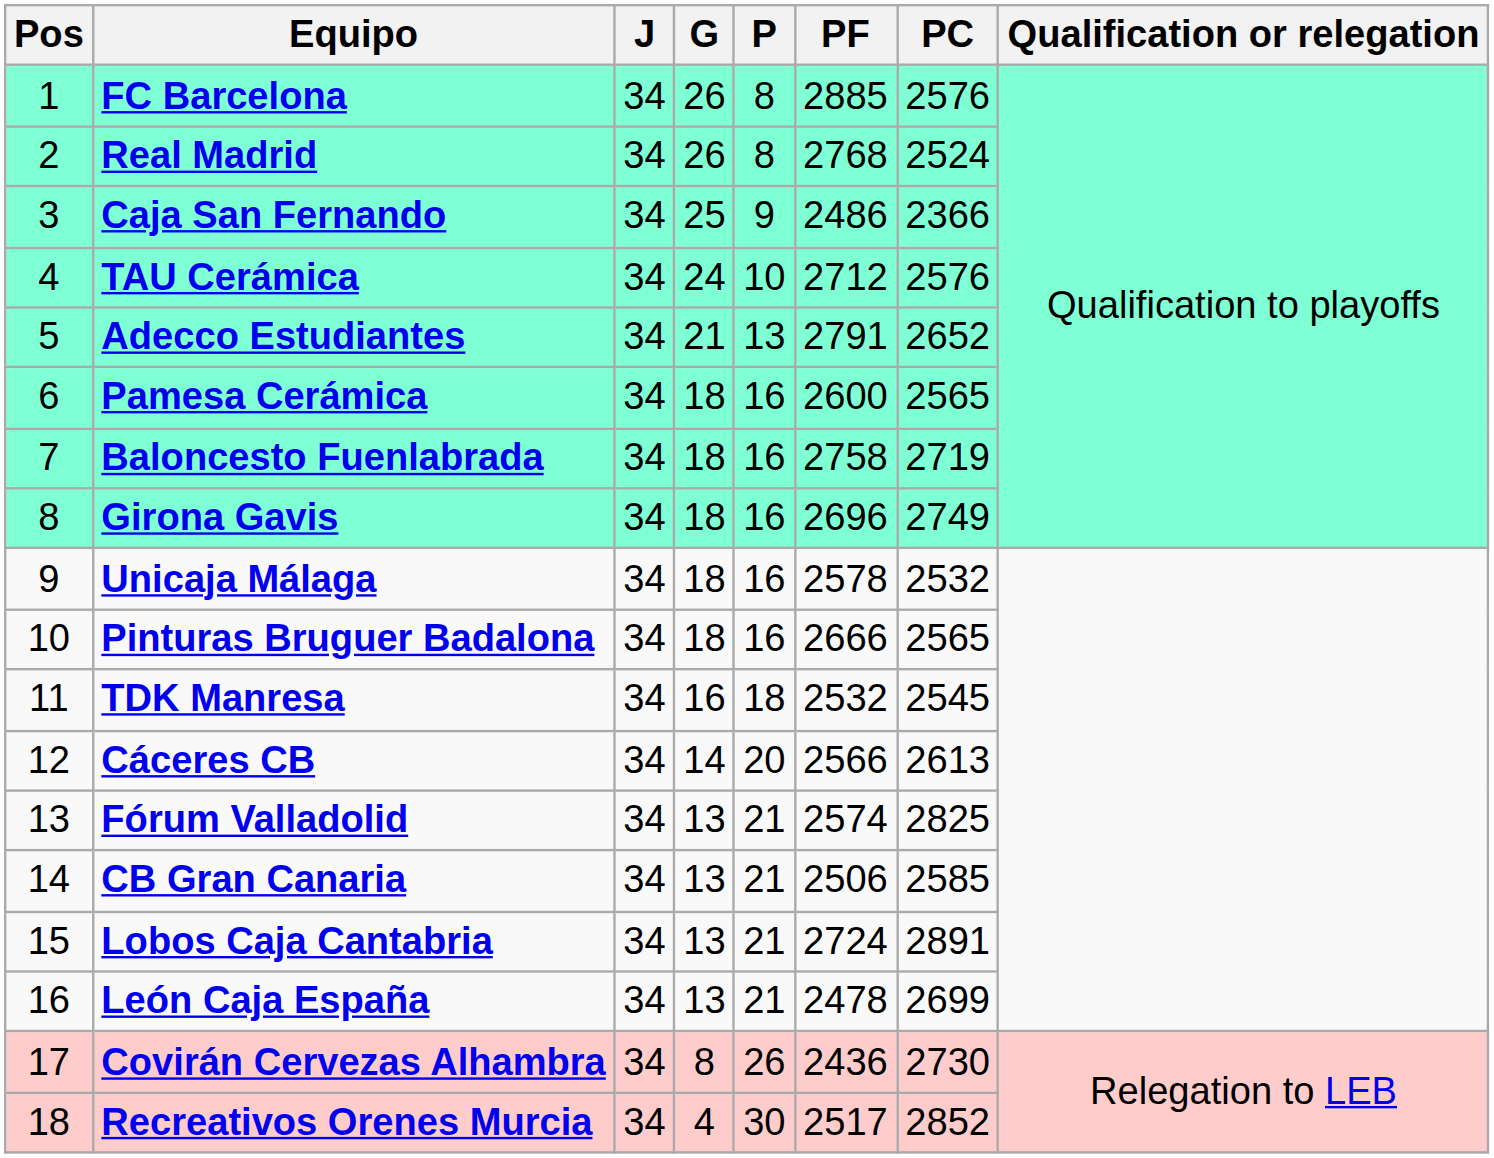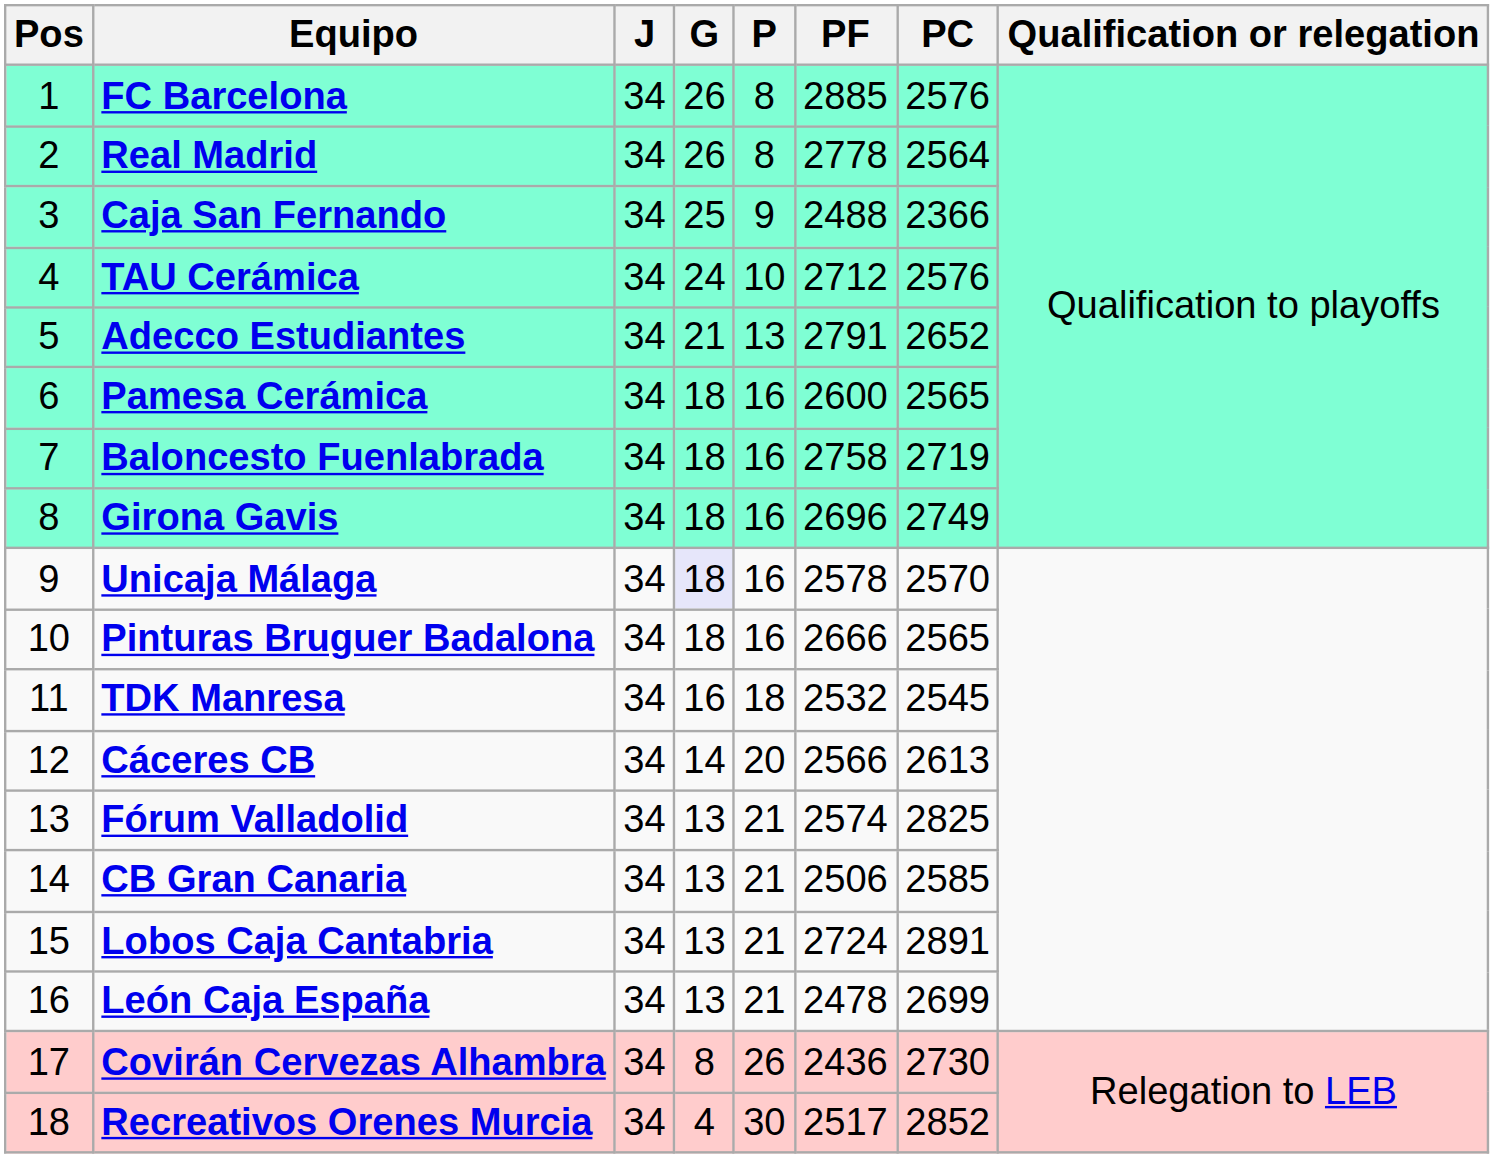(845, 155) 2768 -> (845, 155) 2778
(948, 155) 2524 -> (948, 155) 2564
(845, 215) 2486 -> (845, 215) 2488
(704, 578) no background -> (704, 578) lavender background
(948, 578) 2532 -> (948, 578) 2570
